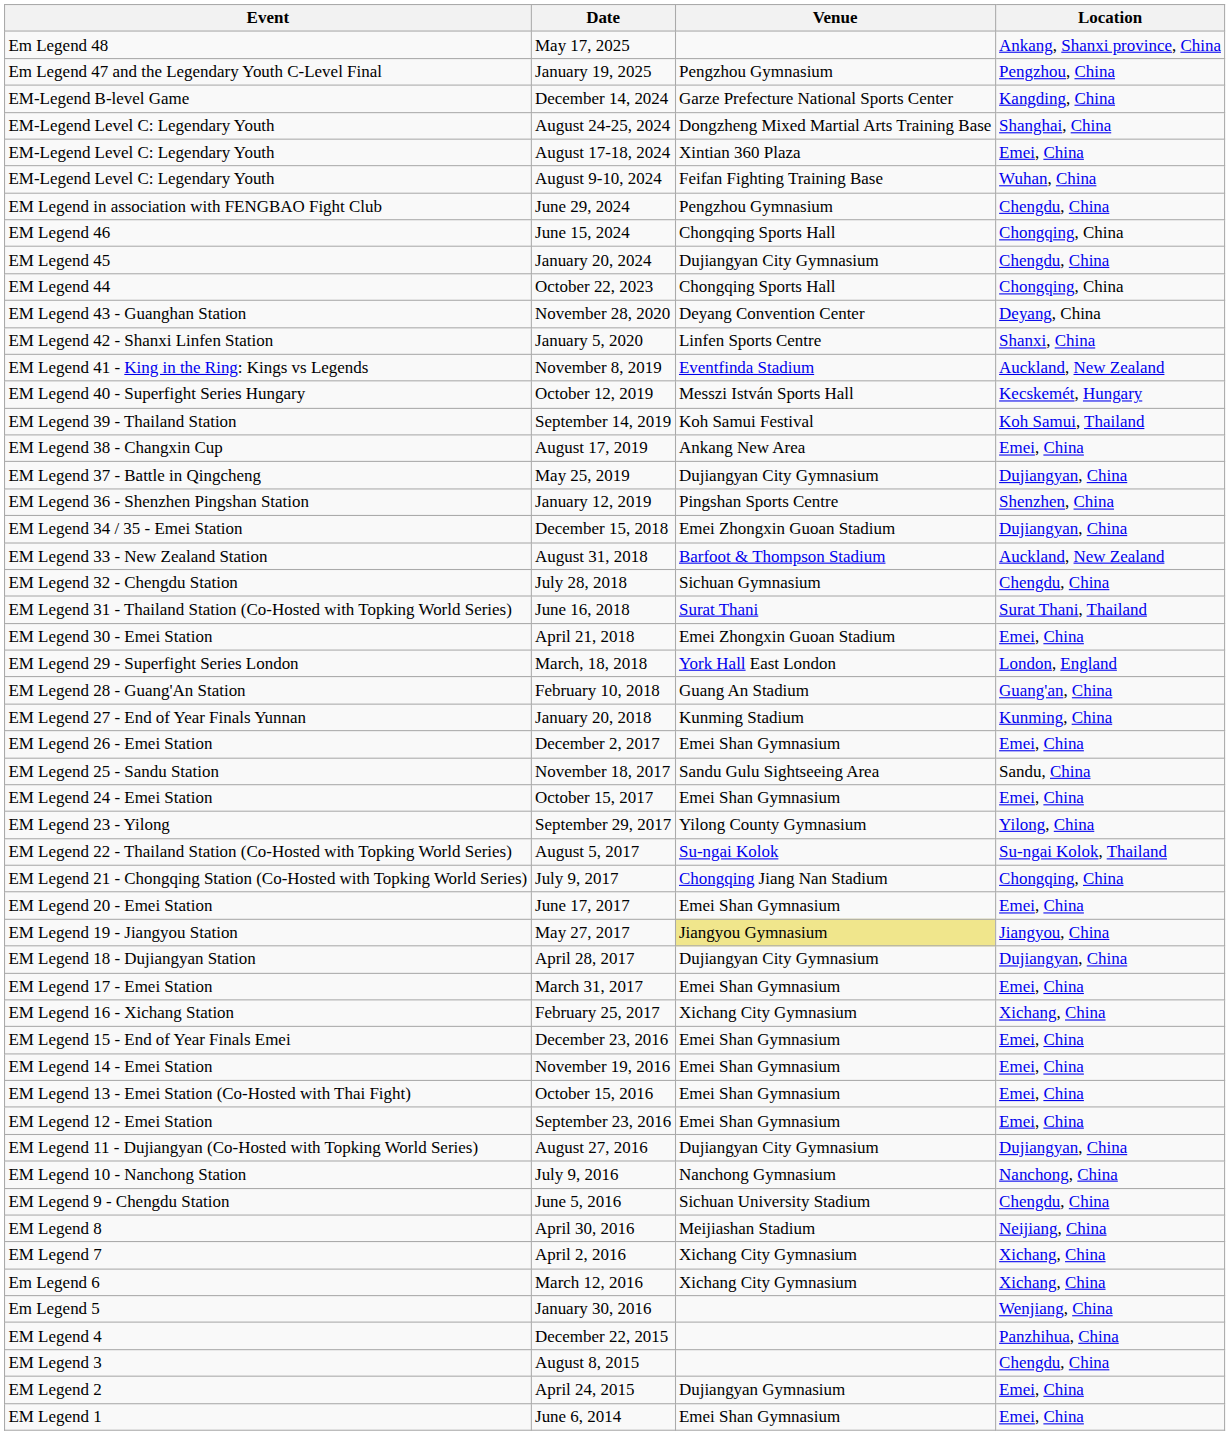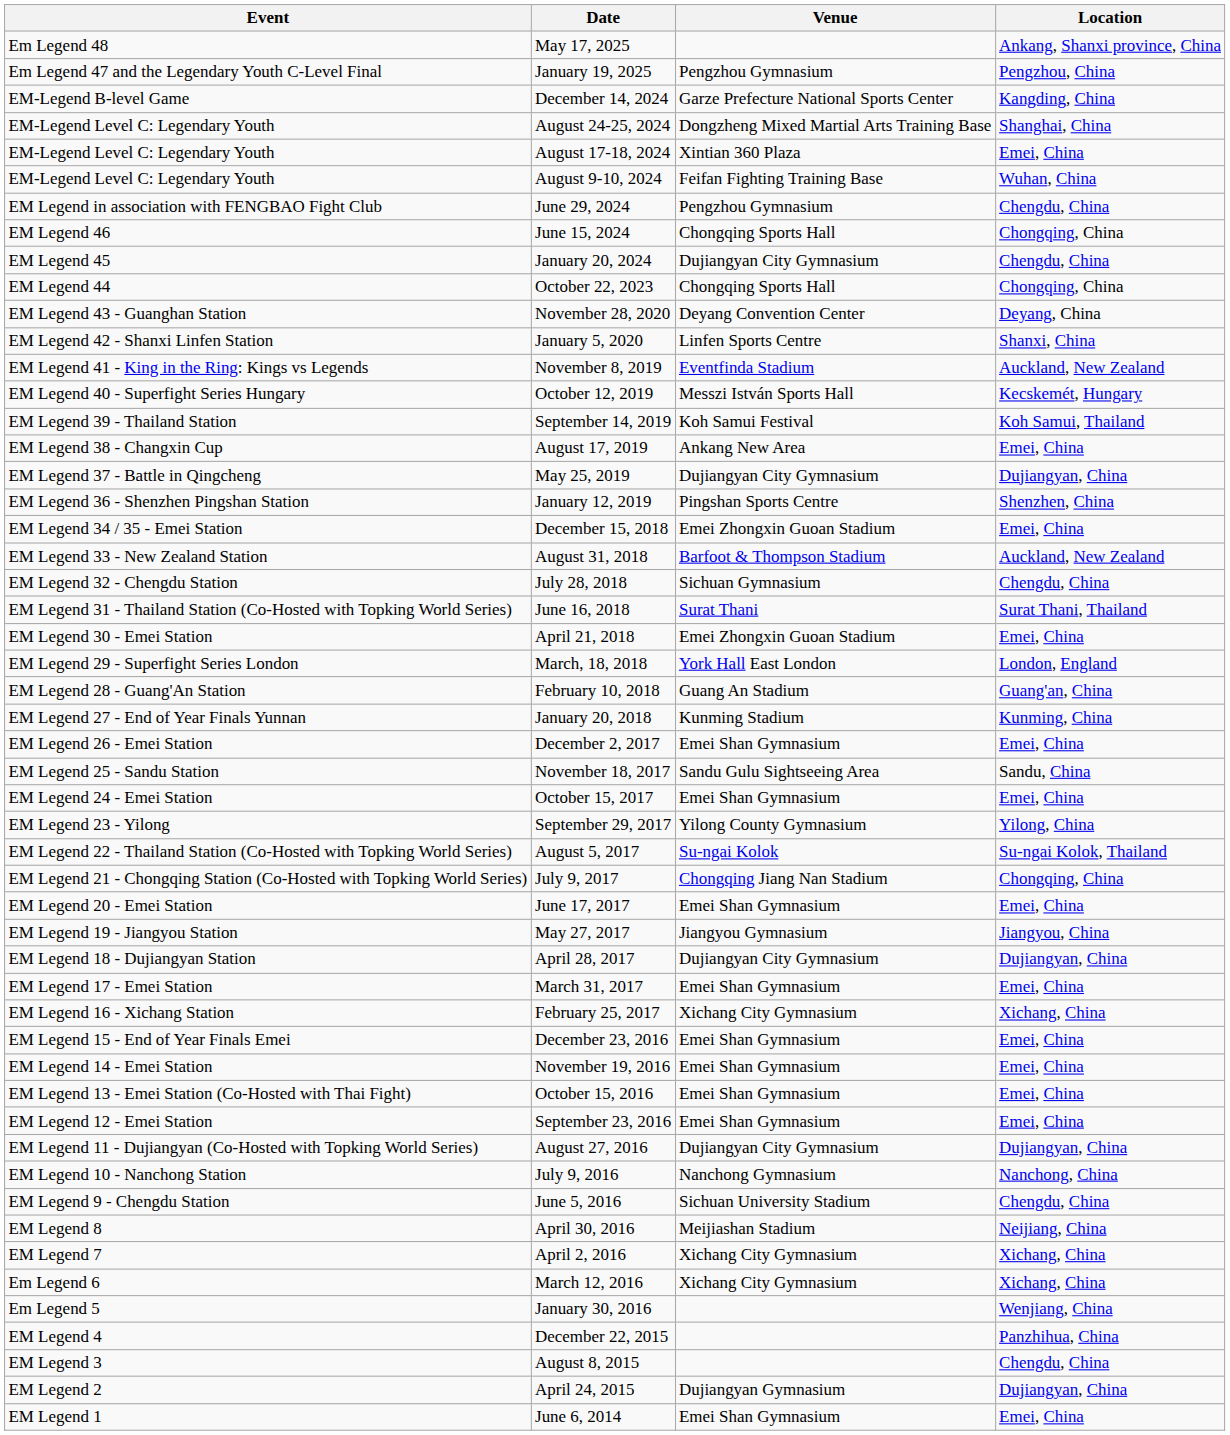(1063, 529) Dujiangyan, China -> (1041, 529) Emei, China
(753, 932) khaki background -> (753, 932) no background
(1041, 1389) Emei, China -> (1063, 1389) Dujiangyan, China
